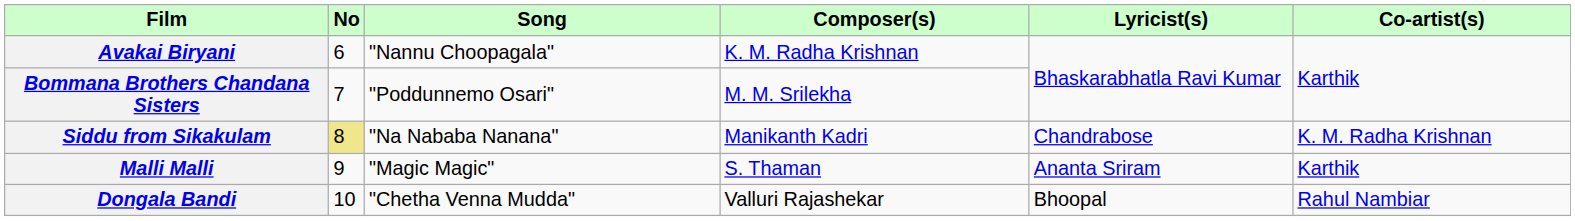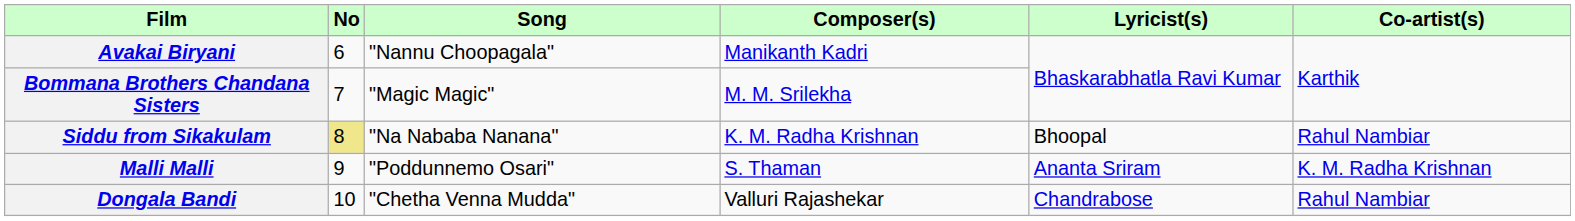(821, 51) K. M. Radha Krishnan -> (796, 51) Manikanth Kadri
(461, 94) "Poddunnemo Osari" -> (432, 94) "Magic Magic"
(796, 136) Manikanth Kadri -> (821, 136) K. M. Radha Krishnan
(1093, 136) Chandrabose -> (1070, 136) Bhoopal
(1395, 136) K. M. Radha Krishnan -> (1364, 136) Rahul Nambiar
(432, 168) "Magic Magic" -> (461, 168) "Poddunnemo Osari"
(1328, 168) Karthik -> (1395, 168) K. M. Radha Krishnan
(1070, 199) Bhoopal -> (1093, 199) Chandrabose
